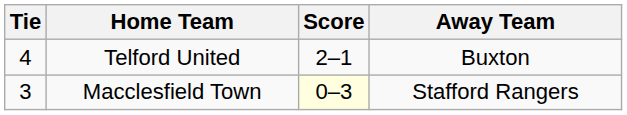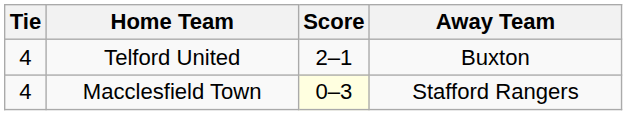(26, 92) 3 -> (26, 92) 4
